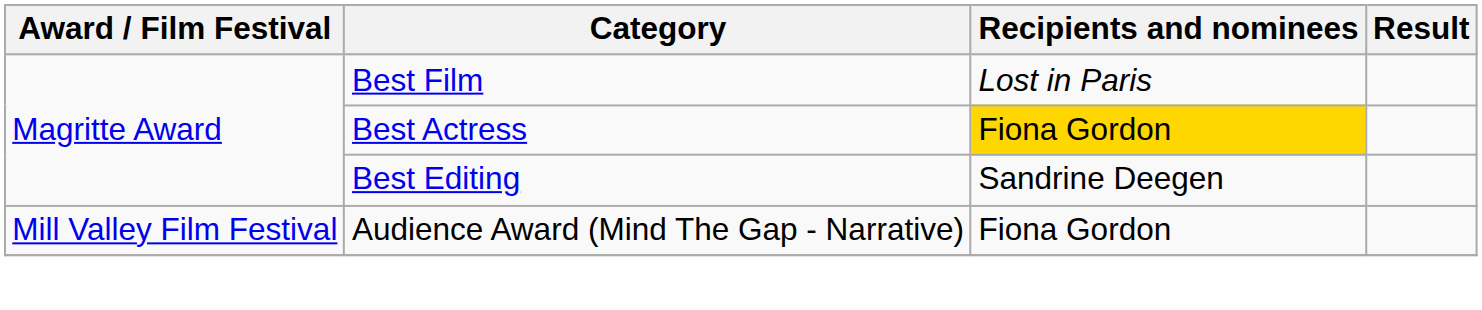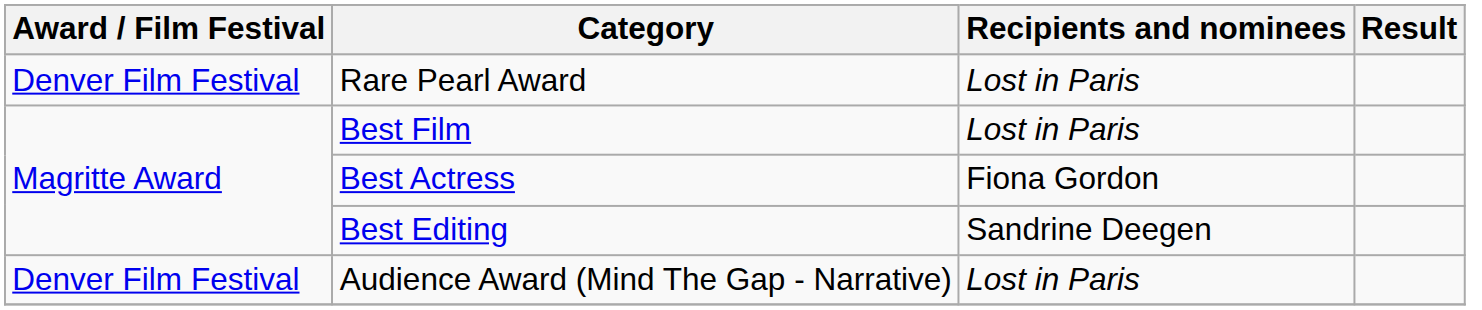+ row: (463, 79)
(1075, 129) gold background -> (1063, 179) no background
(175, 229) Mill Valley Film Festival -> (156, 279) Denver Film Festival
(1075, 229) Fiona Gordon -> (1053, 279) Lost in Paris
